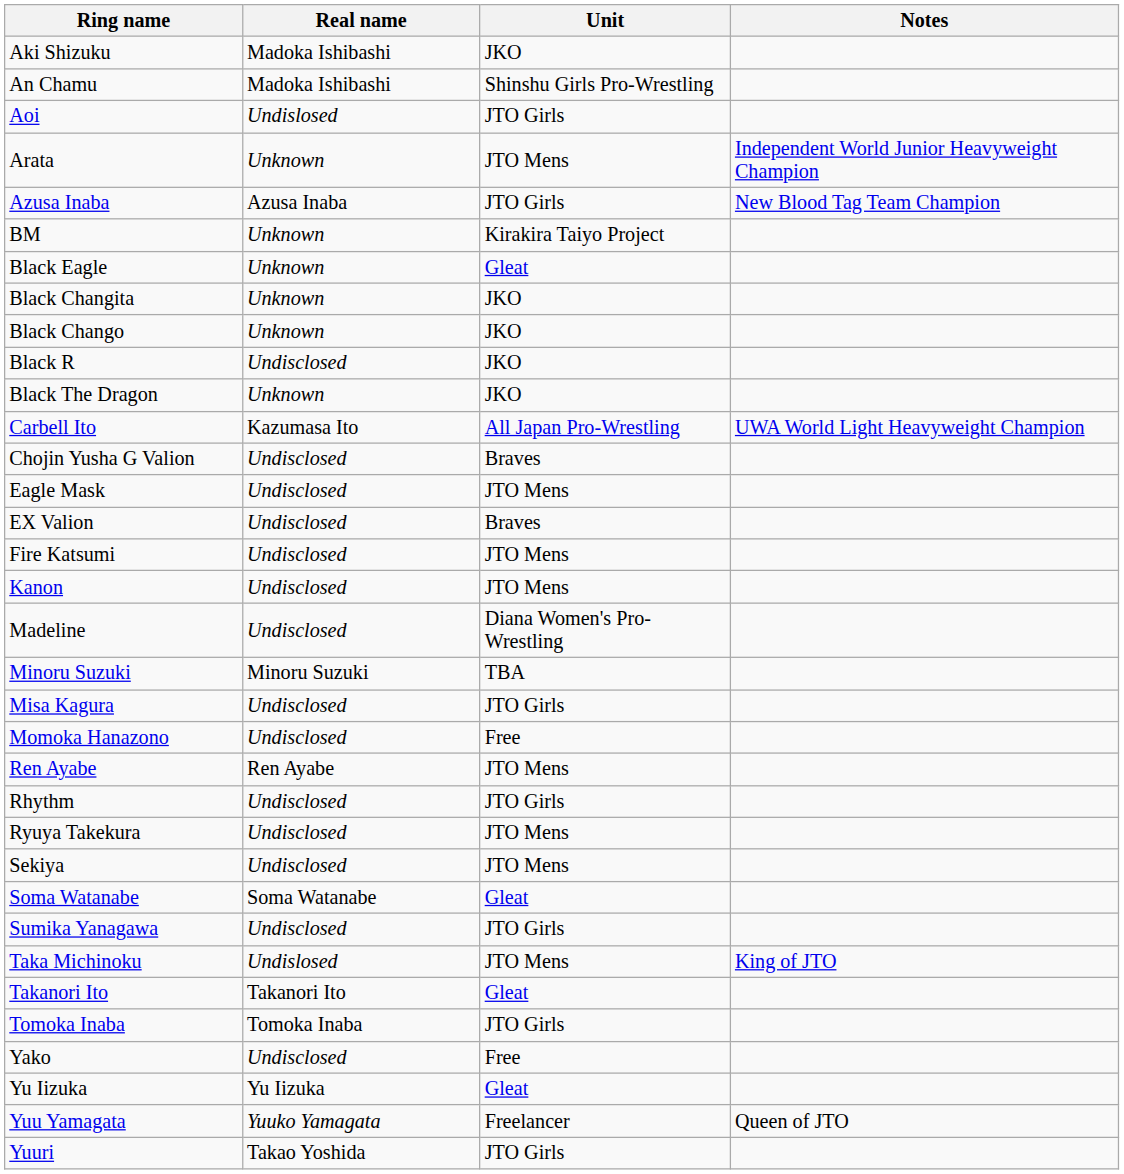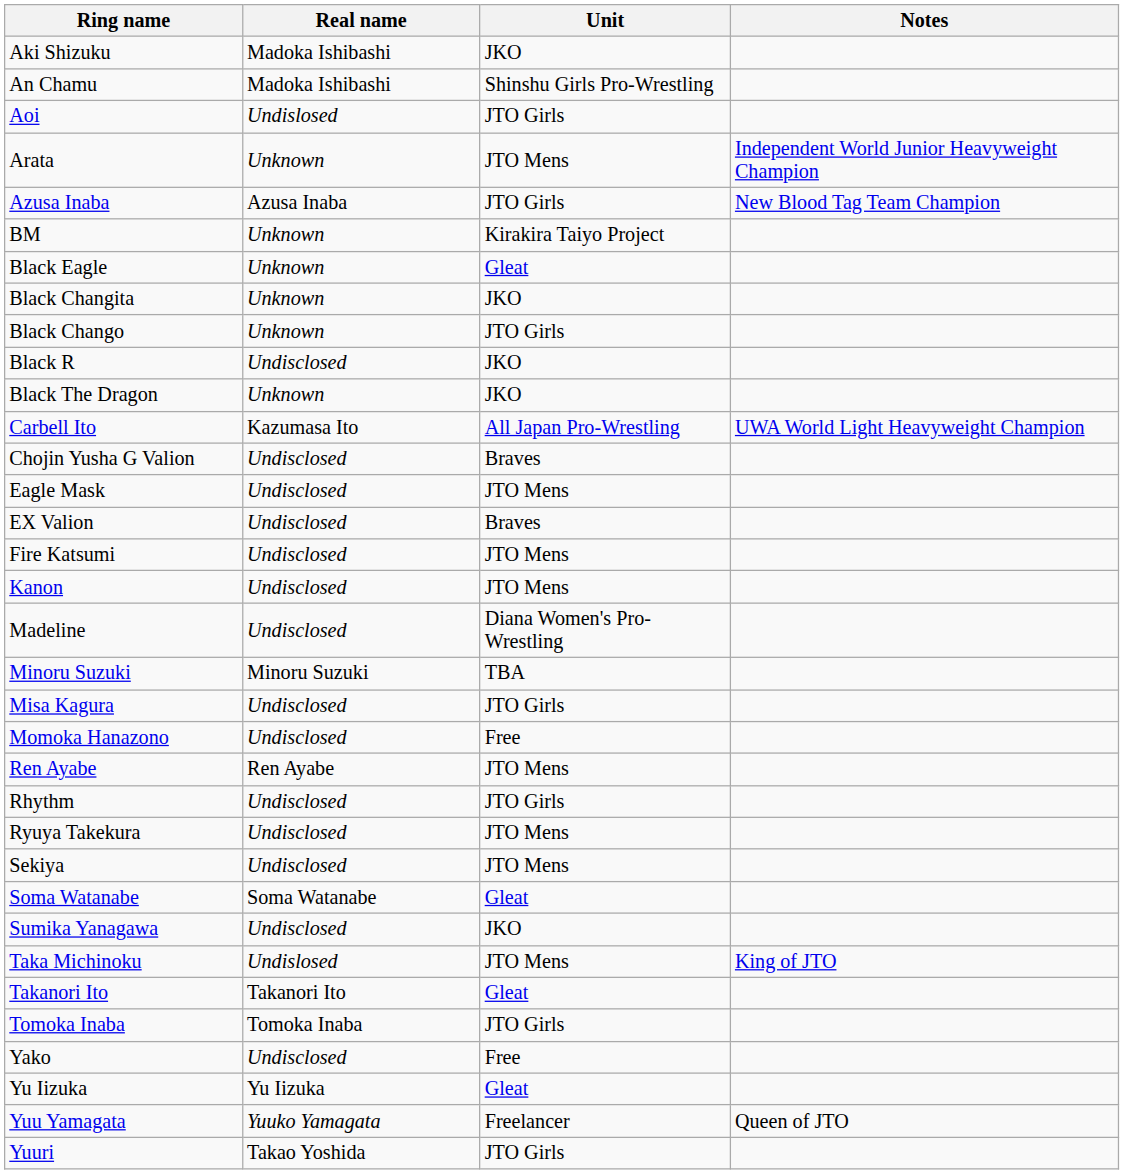(503, 330) JKO -> (525, 330) JTO Girls
(525, 929) JTO Girls -> (503, 929) JKO
